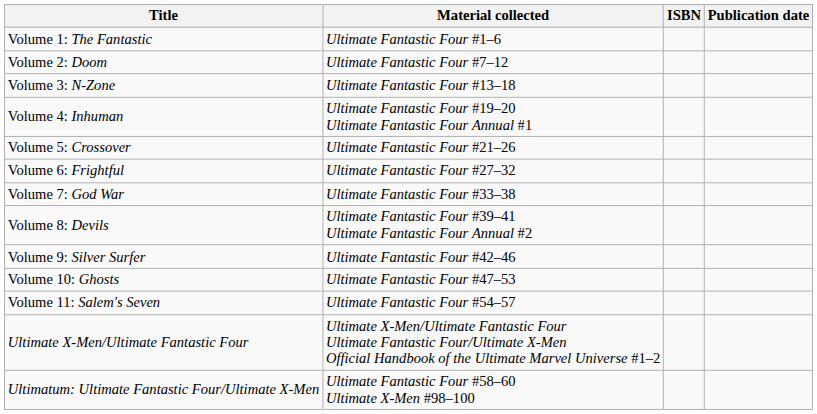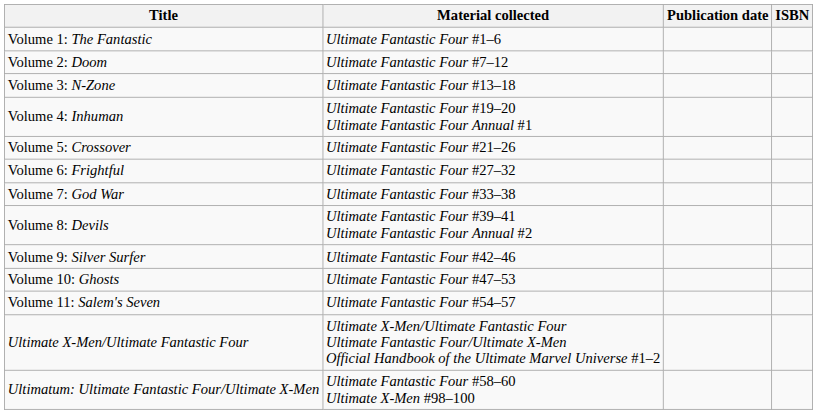columns swapped: (758, 16) <-> (684, 16)
